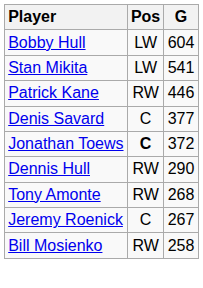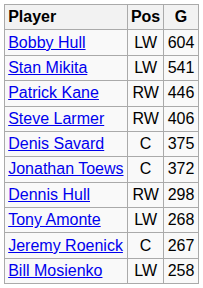+ row: (56, 118)
(181, 118) 377 -> (181, 144) 375
(146, 144) bold -> (146, 169) normal
(181, 169) 290 -> (181, 194) 298
(146, 194) RW -> (146, 220) LW
(146, 245) RW -> (146, 270) LW
